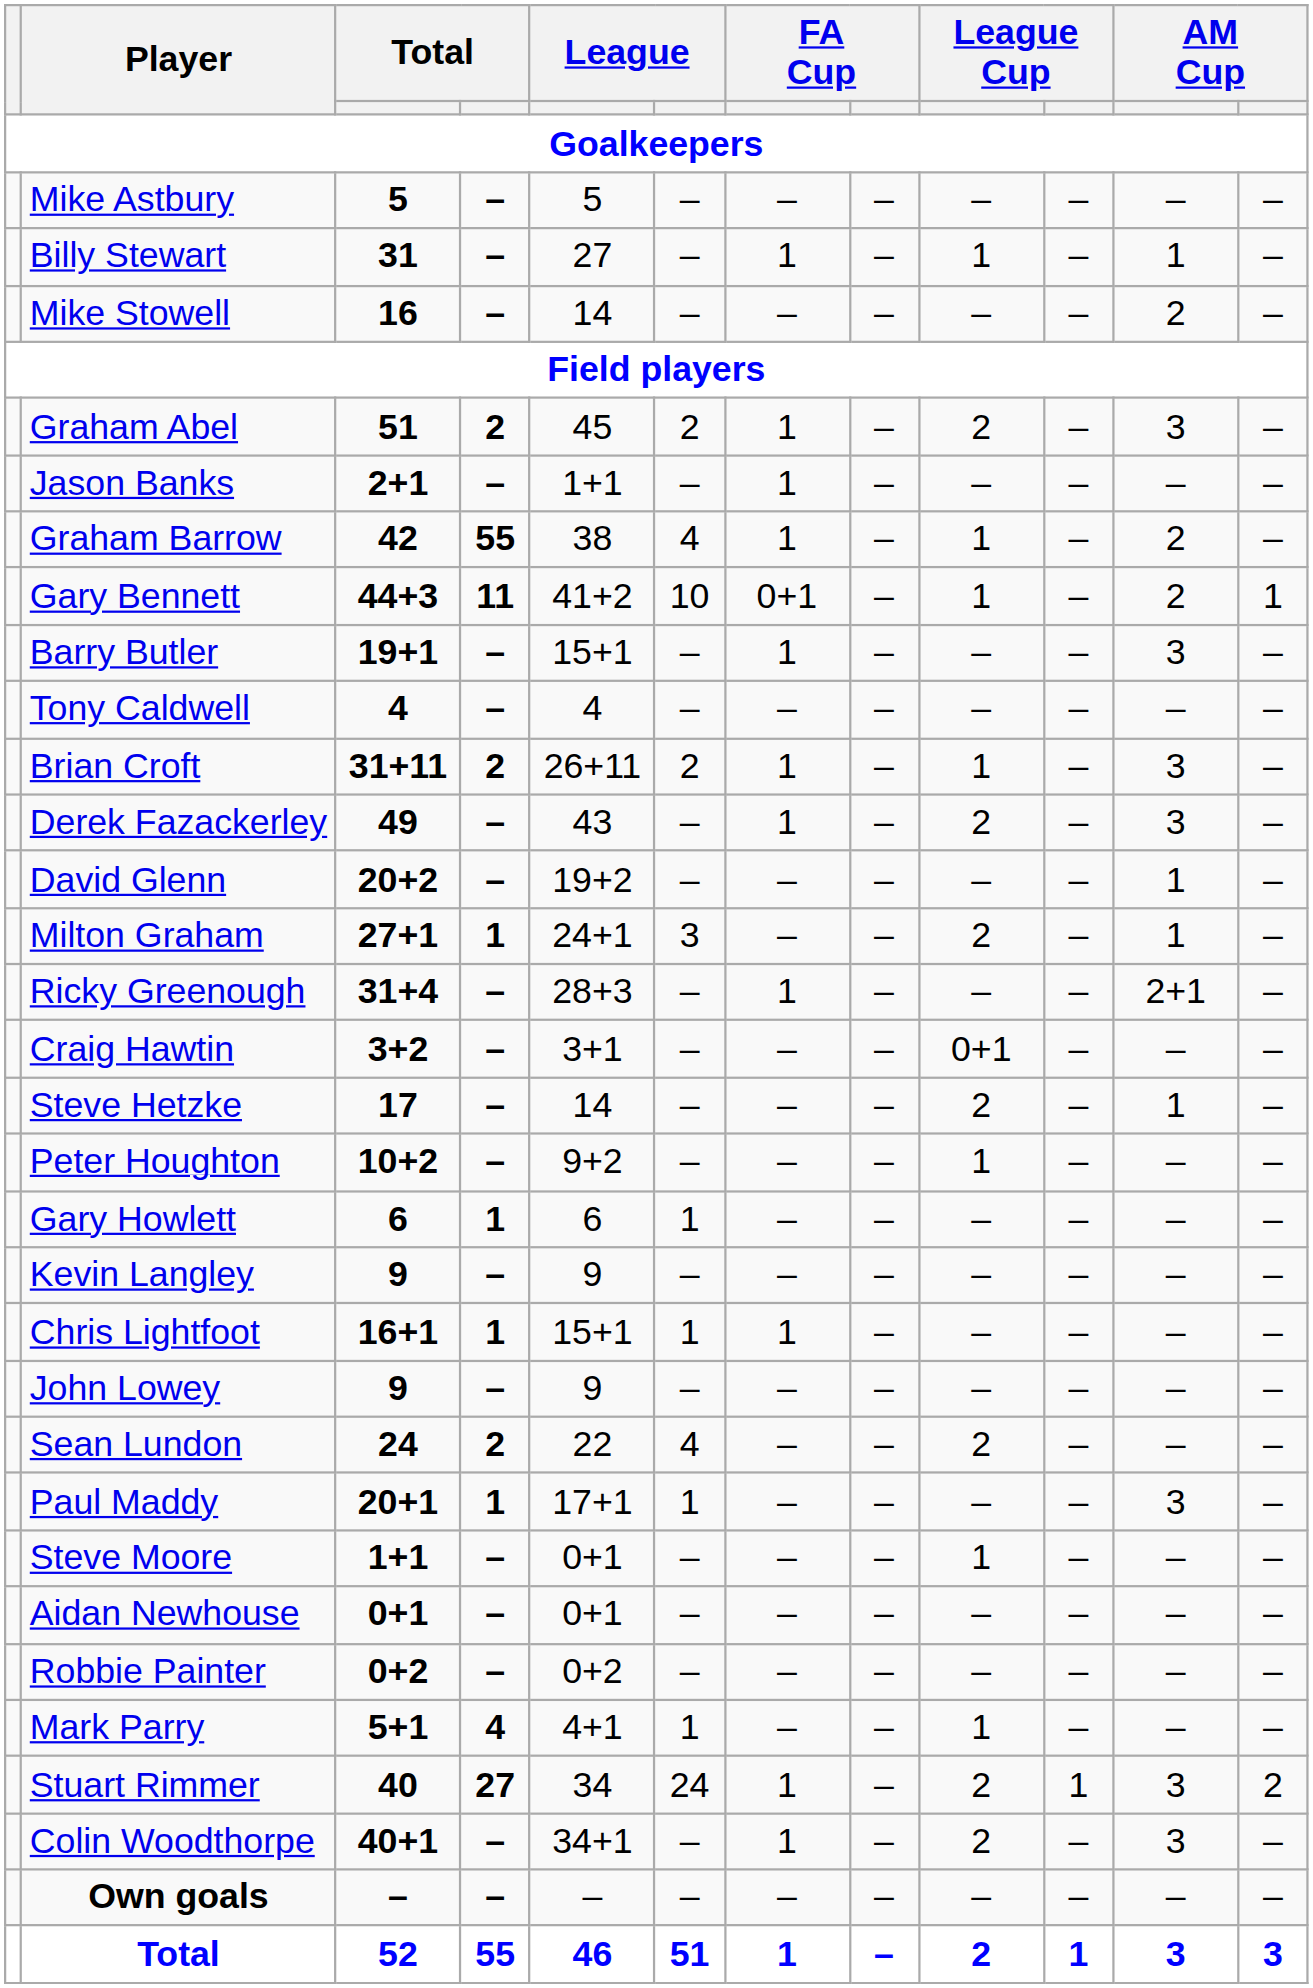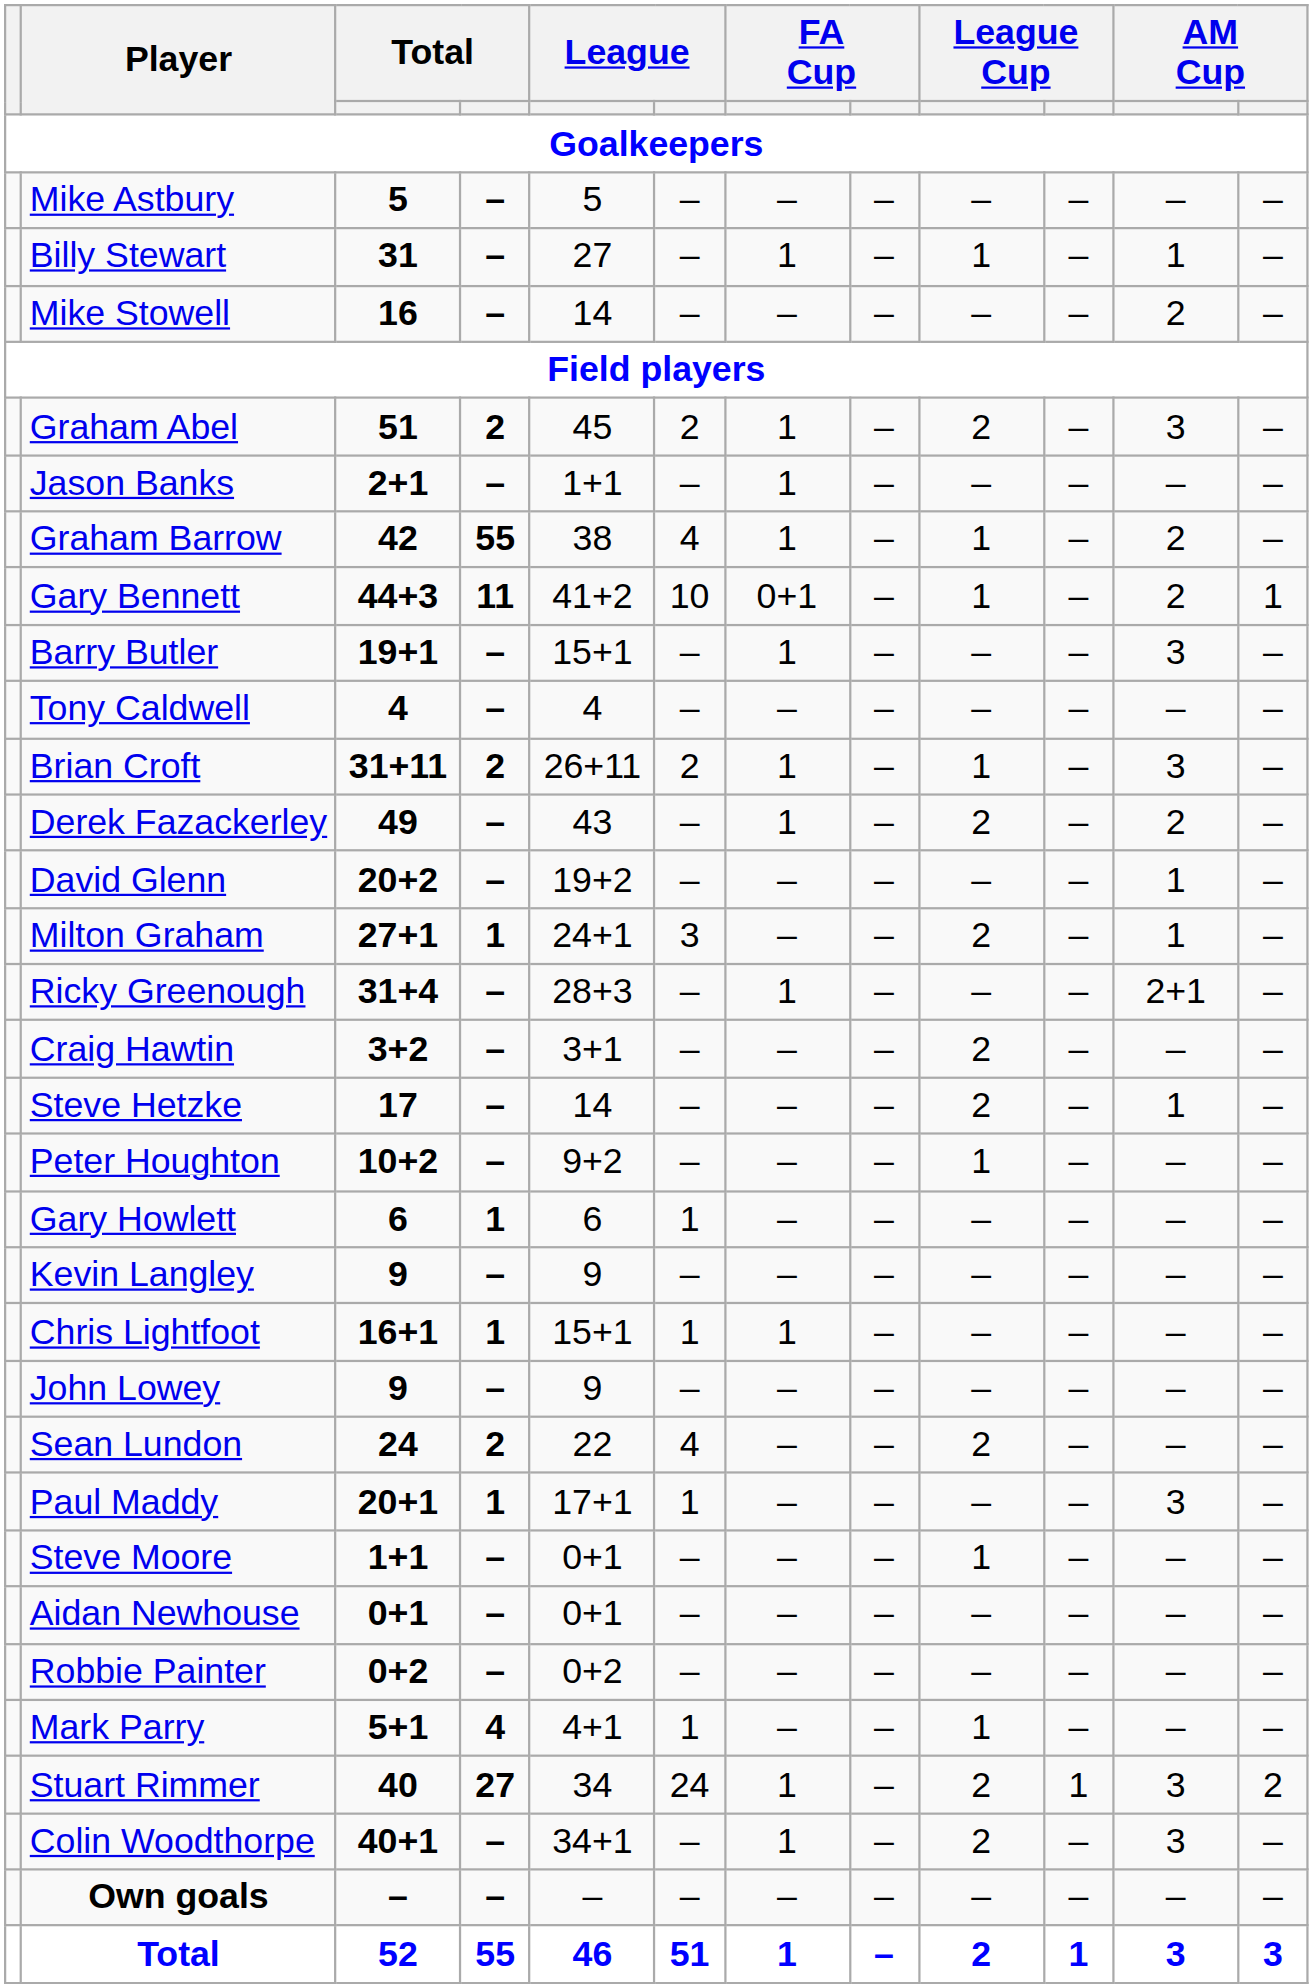(1176, 822) 3 -> (1176, 822) 2
(981, 1048) 0+1 -> (981, 1048) 2
